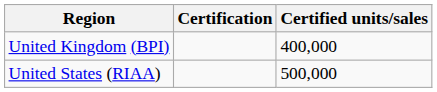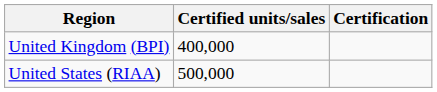columns swapped: (225, 18) <-> (354, 18)
